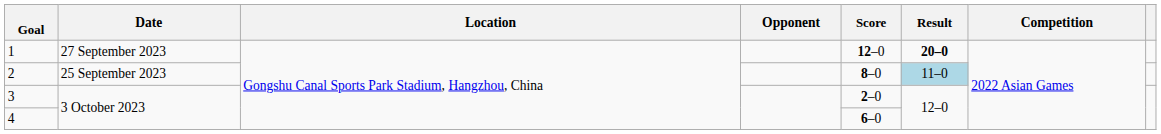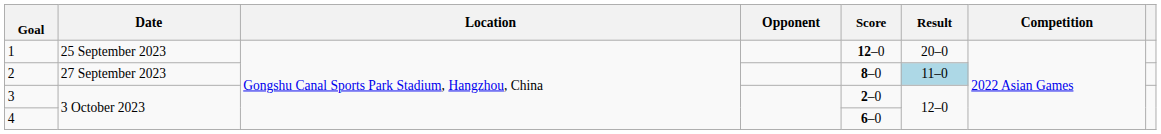(113, 52) 27 September 2023 -> (113, 52) 25 September 2023
(935, 52) bold -> (935, 52) normal
(113, 74) 25 September 2023 -> (113, 74) 27 September 2023
